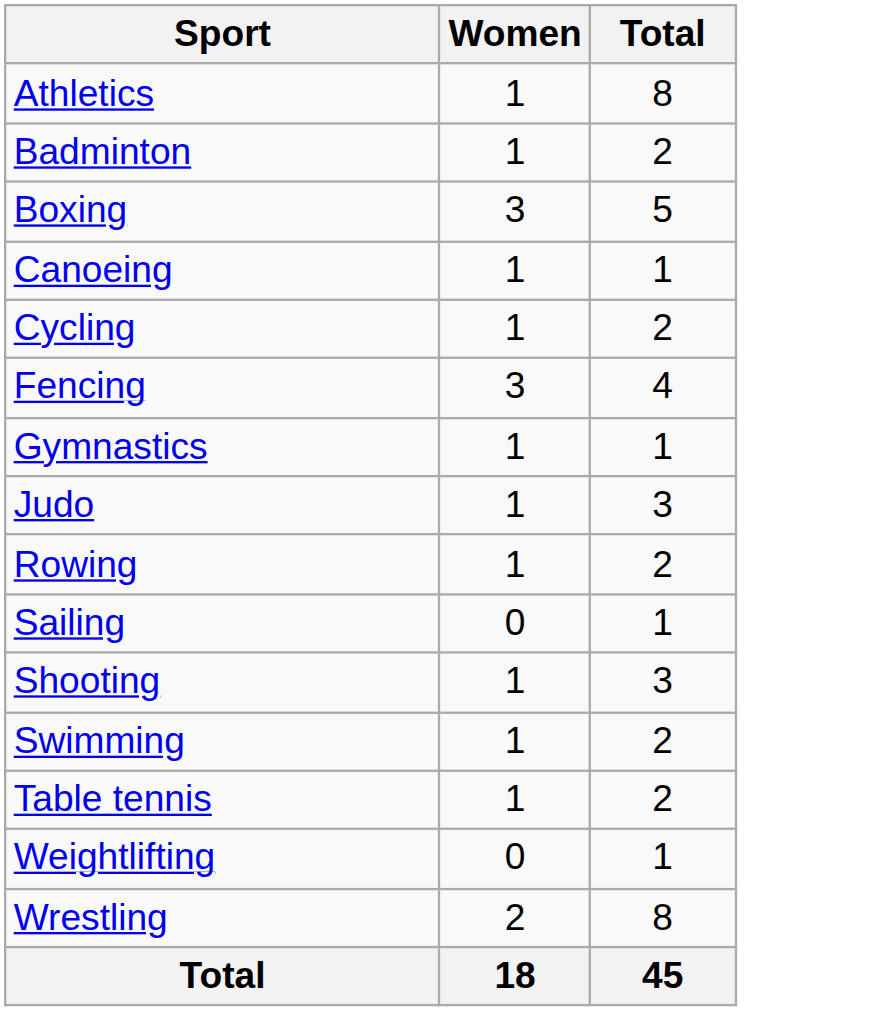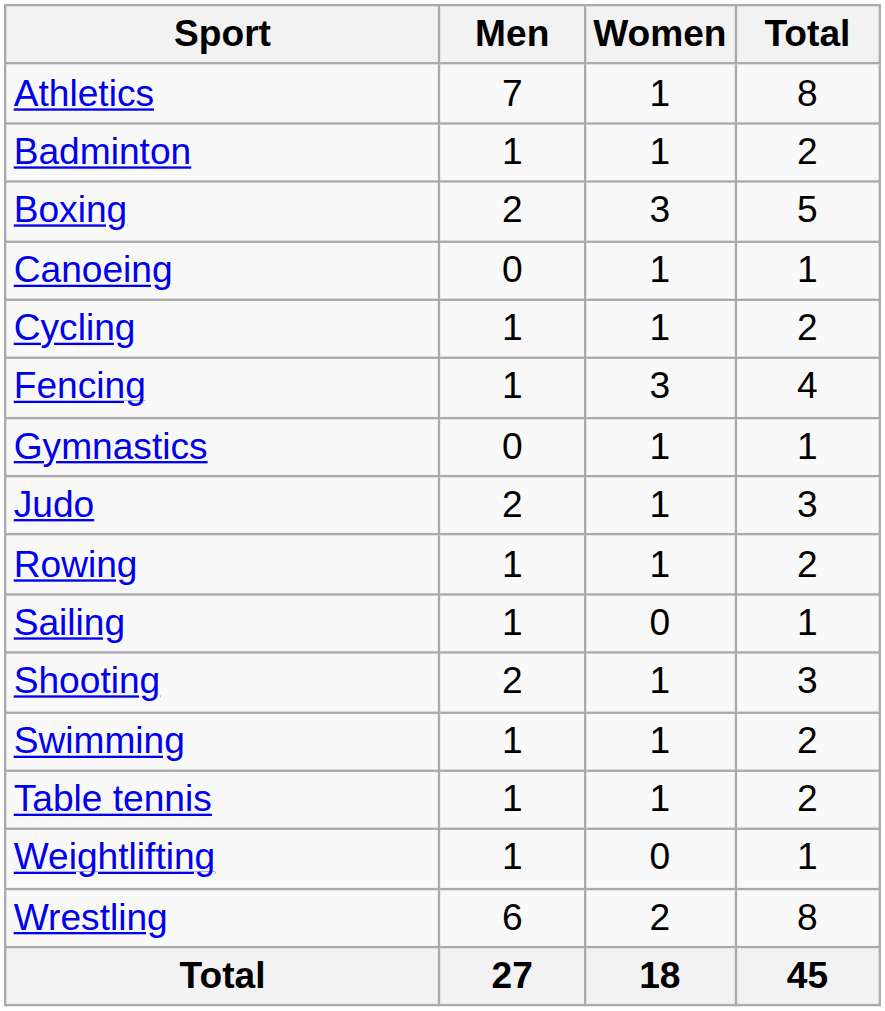+ column: (512, 33)
